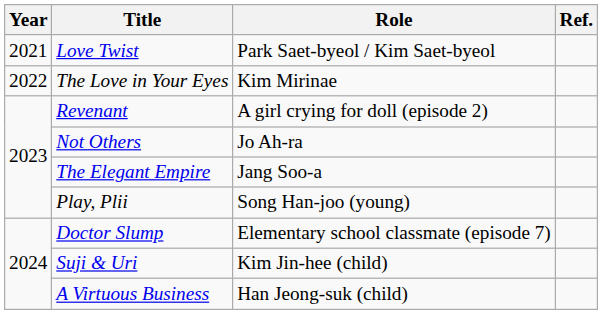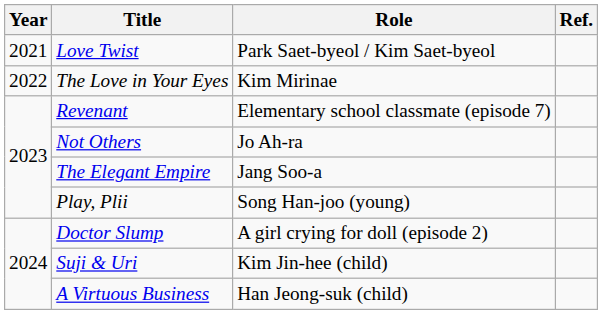(363, 111) A girl crying for doll (episode 2) -> (394, 111) Elementary school classmate (episode 7)
(394, 232) Elementary school classmate (episode 7) -> (363, 232) A girl crying for doll (episode 2)
